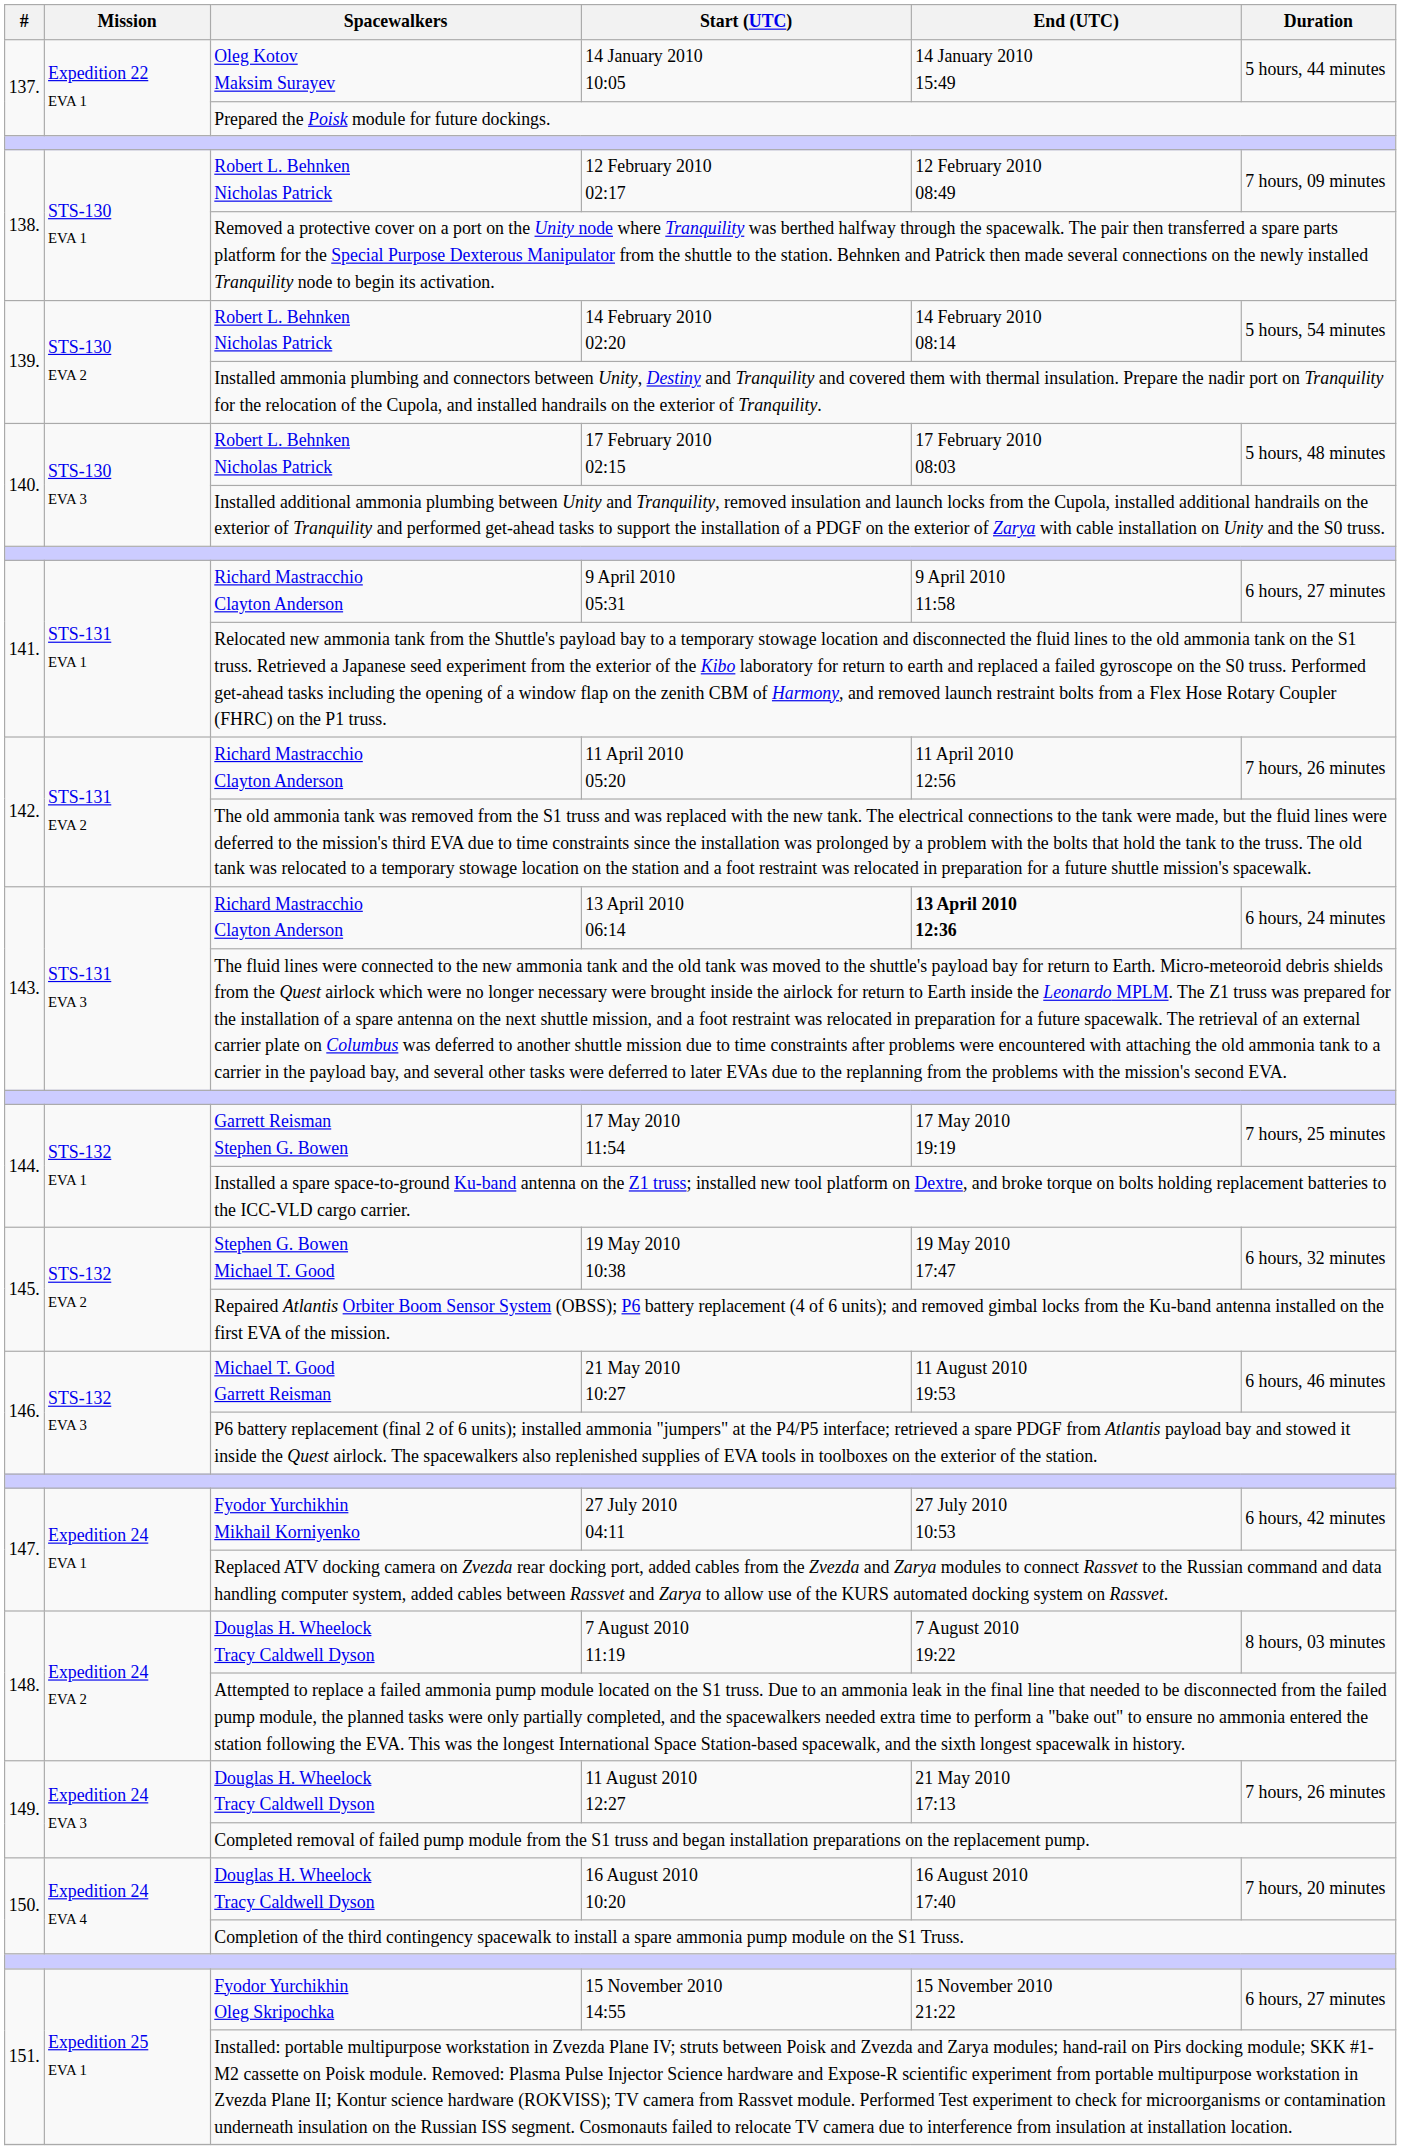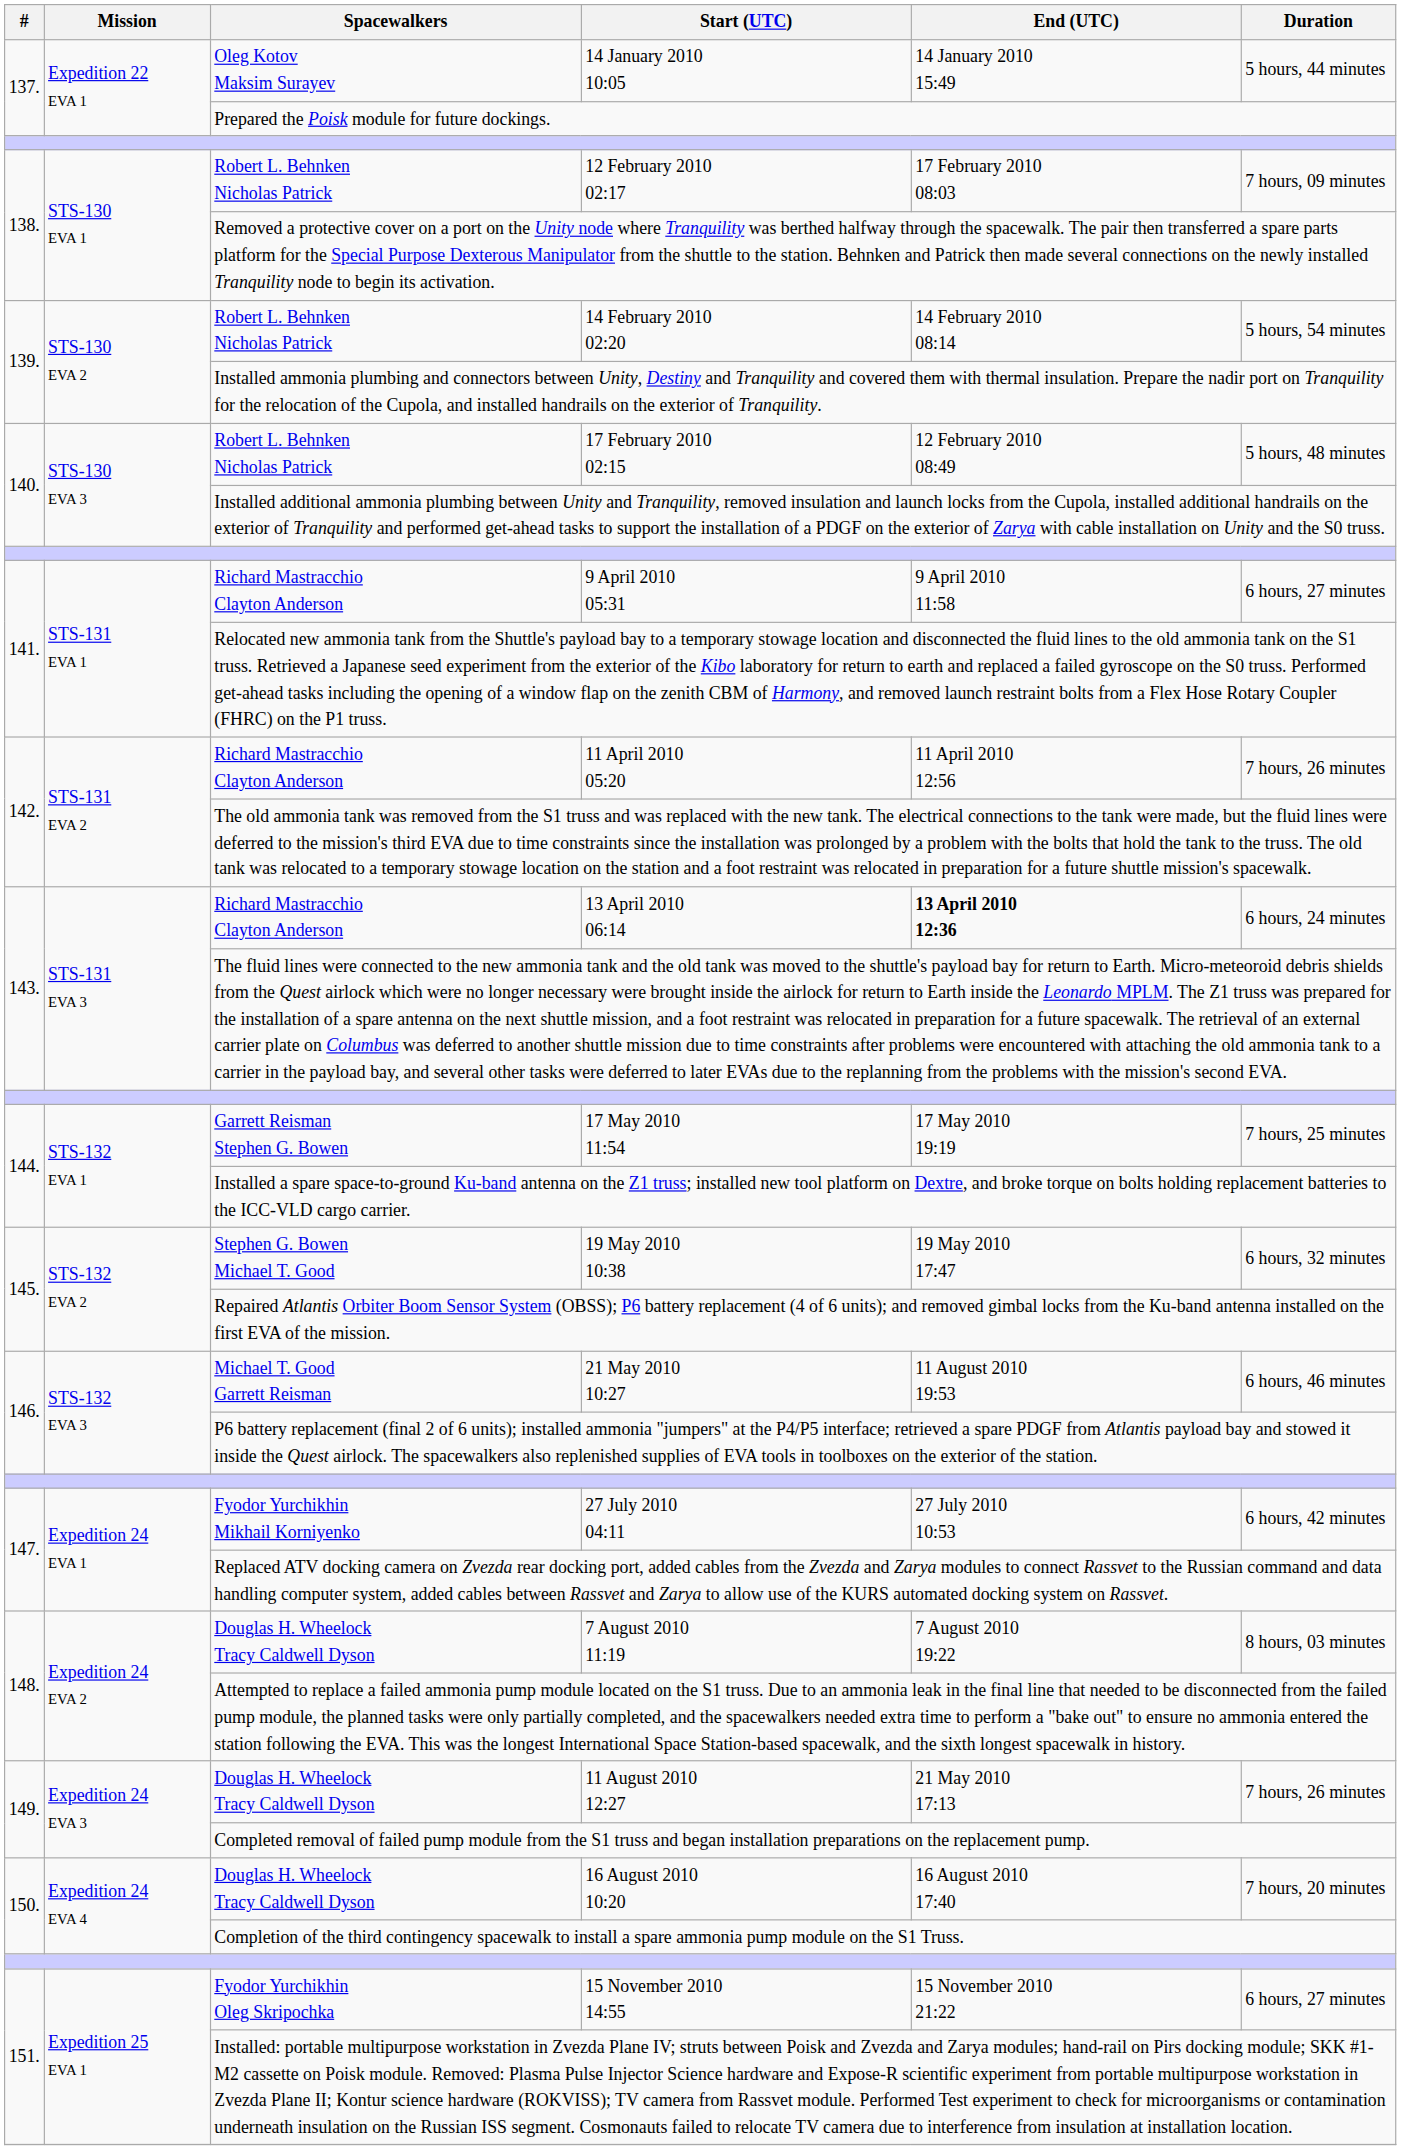(978, 180) 12 February 2010 08:49 -> (978, 180) 17 February 2010 08:03
(978, 453) 17 February 2010 08:03 -> (978, 453) 12 February 2010 08:49
